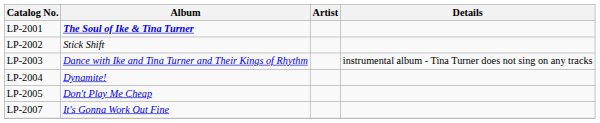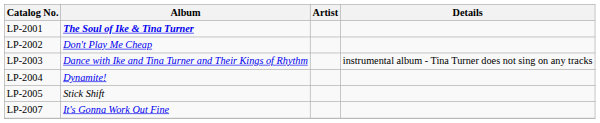(84, 45) Stick Shift -> (108, 45) Don't Play Me Cheap
(108, 93) Don't Play Me Cheap -> (84, 93) Stick Shift
